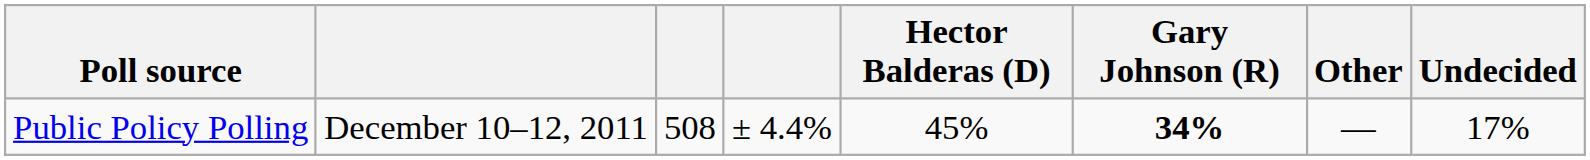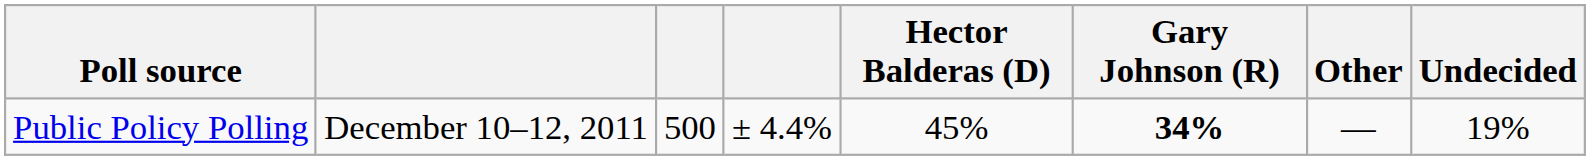(690, 126) 508 -> (690, 126) 500
(1498, 126) 17% -> (1498, 126) 19%
